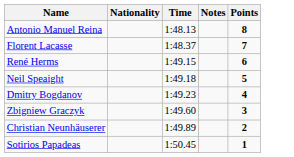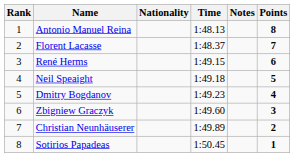+ column: (19, 12)
